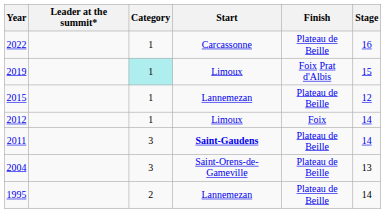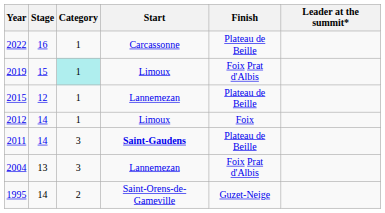columns swapped: (367, 17) <-> (79, 17)
(227, 168) Saint-Orens-de-Gameville -> (155, 168) Lannemezan
(317, 168) Plateau de Beille -> (245, 168) Foix Prat d'Albis
(227, 195) Lannemezan -> (155, 195) Saint-Orens-de-Gameville
(317, 195) Plateau de Beille -> (245, 195) Guzet-Neige
